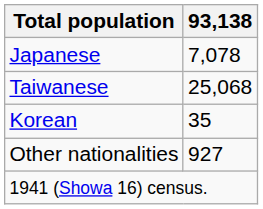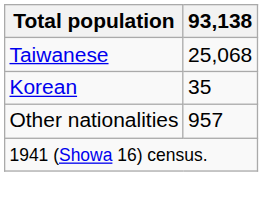- row: (55, 54)
(206, 154) 927 -> (206, 120) 957
